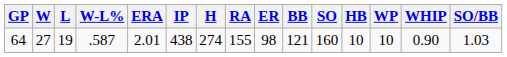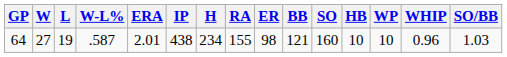(211, 40) 274 -> (211, 40) 234
(426, 40) 0.90 -> (426, 40) 0.96
